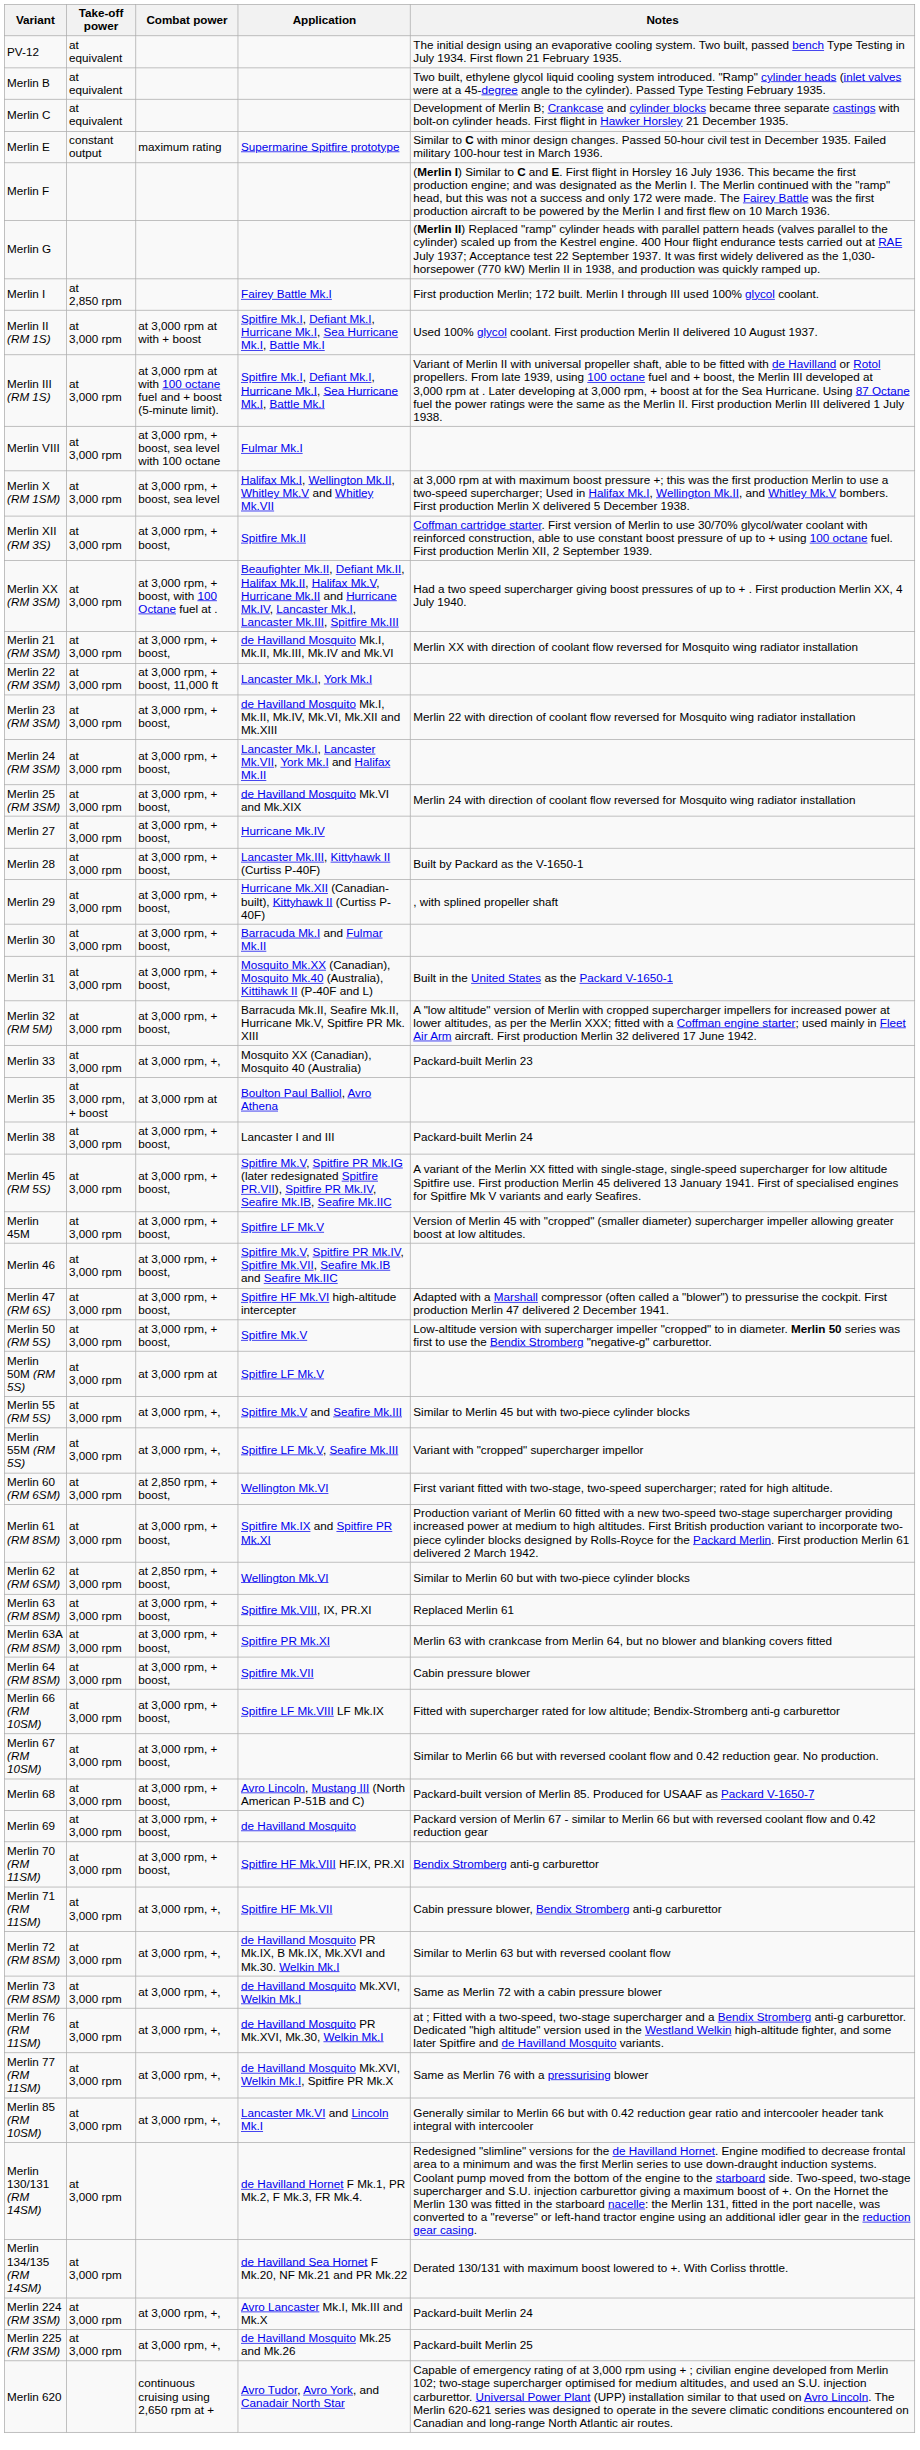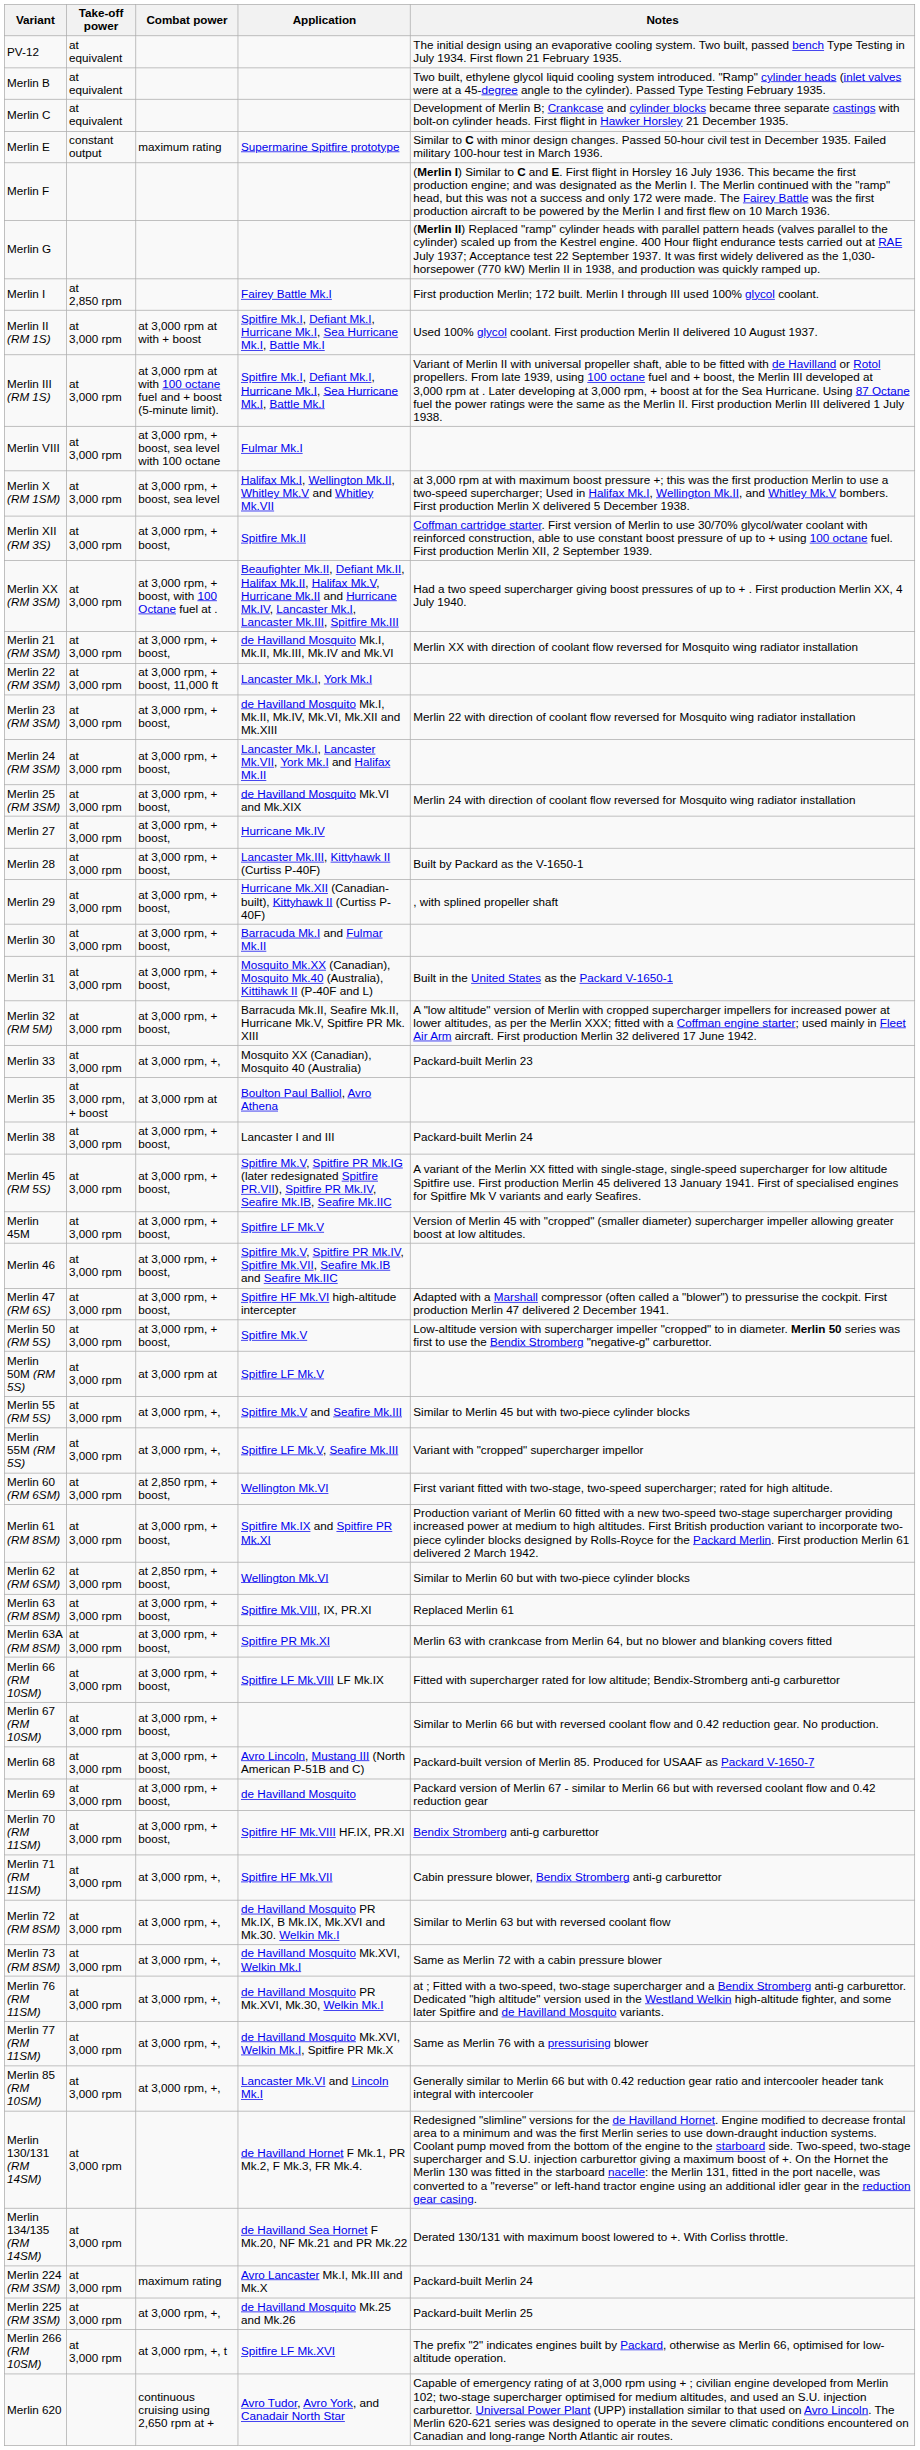- row: (34, 1673)
(179, 2313) at 3,000 rpm, +, -> (180, 2282) maximum rating
+ row: (34, 2351)
